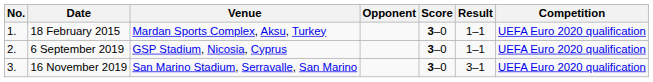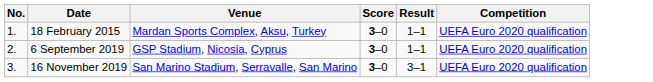- column: (389, 13)
